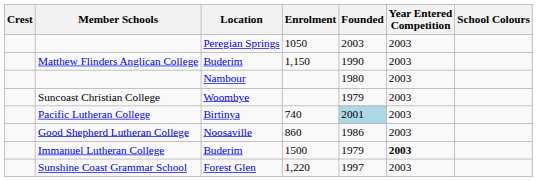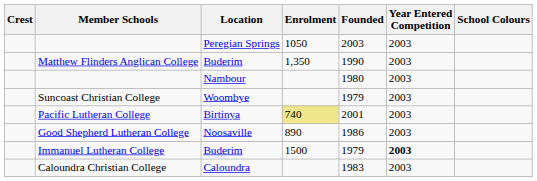(297, 61) 1,150 -> (297, 61) 1,350
(293, 114) no background -> (293, 114) khaki background
(353, 114) lightblue background -> (353, 114) no background
(293, 132) 860 -> (293, 132) 890
- row: (113, 168)
+ row: (102, 168)
